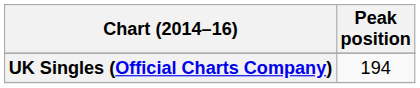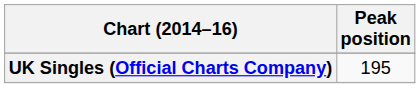(376, 67) 194 -> (376, 67) 195
